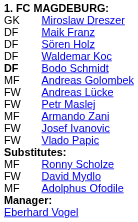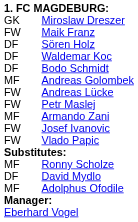(11, 32) DF -> (12, 32) FW
(11, 68) bold -> (11, 68) normal
(12, 176) FW -> (11, 176) DF
